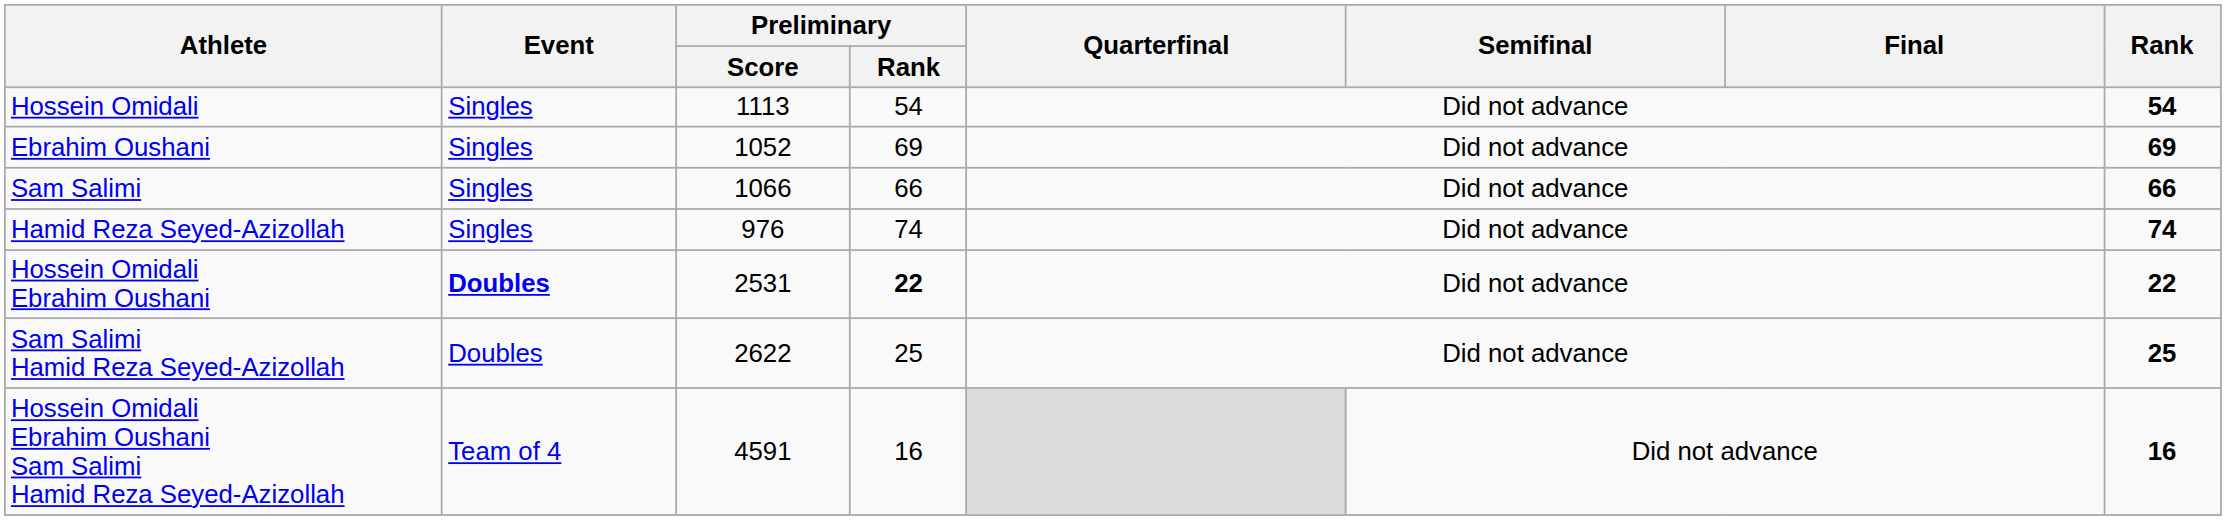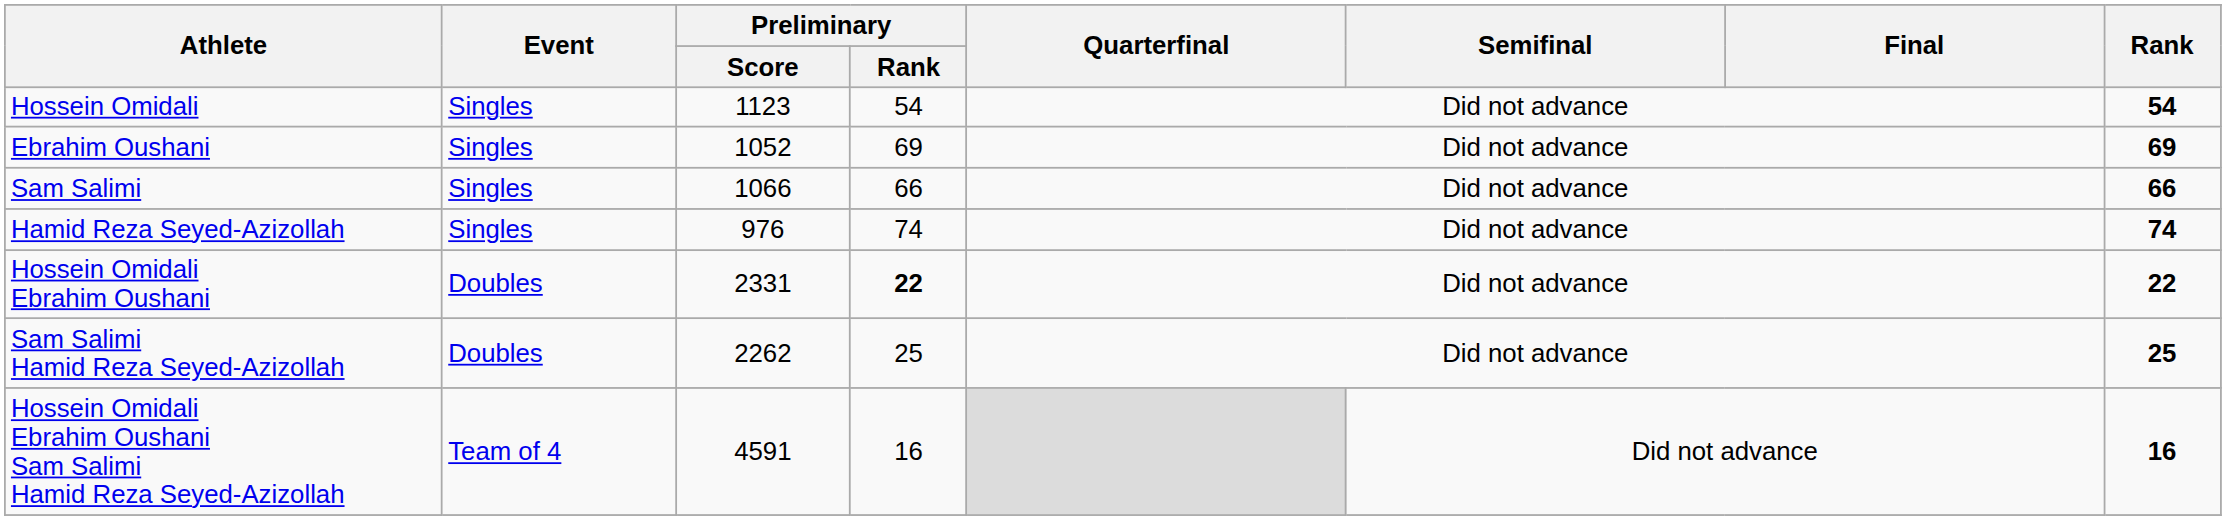(763, 107) 1113 -> (763, 107) 1123
(499, 284) bold -> (495, 284) normal
(763, 284) 2531 -> (763, 284) 2331
(763, 354) 2622 -> (763, 354) 2262
